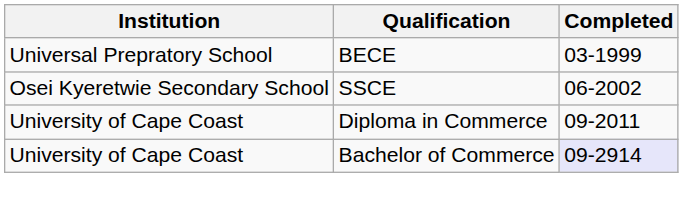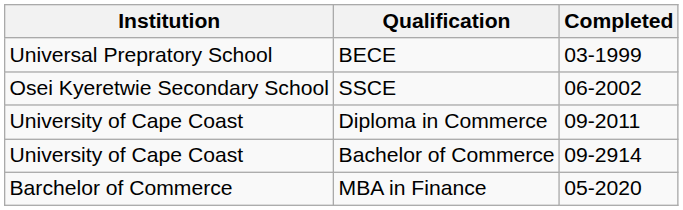(603, 155) lavender background -> (603, 155) no background
+ row: (413, 188)
